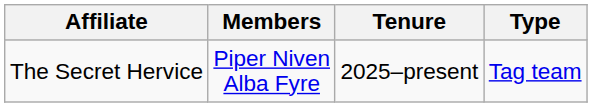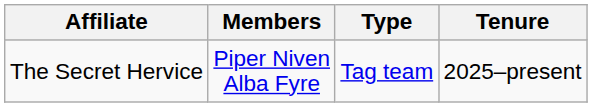columns swapped: (409, 22) <-> (535, 22)
